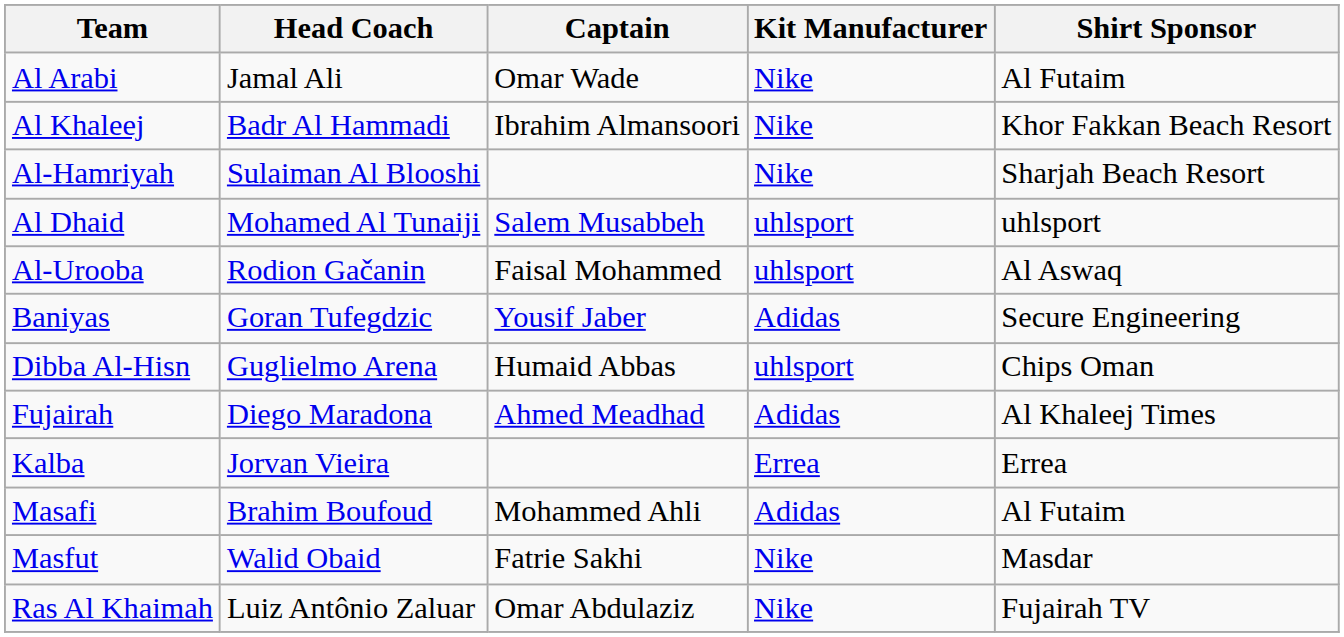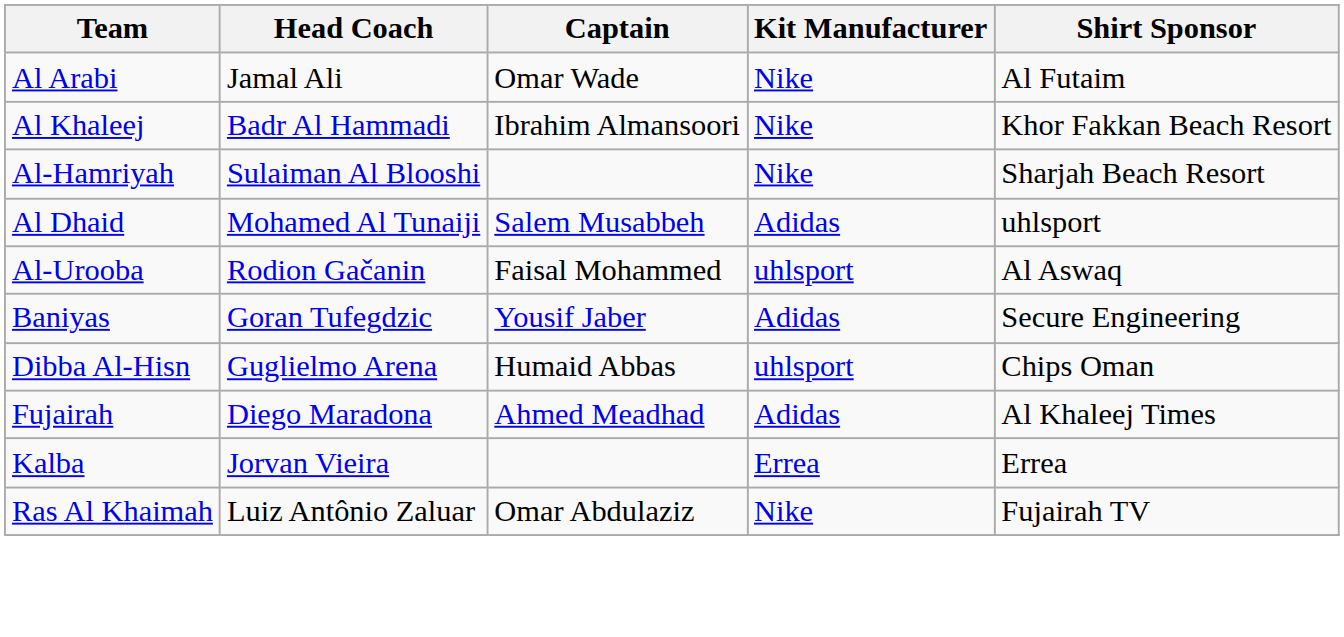(804, 221) uhlsport -> (797, 221) Adidas
- row: (54, 510)
- row: (55, 558)
